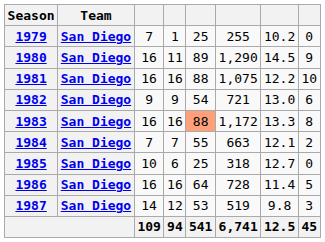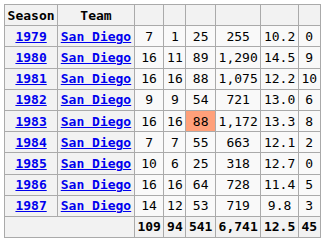(238, 206) 519 -> (238, 206) 719
